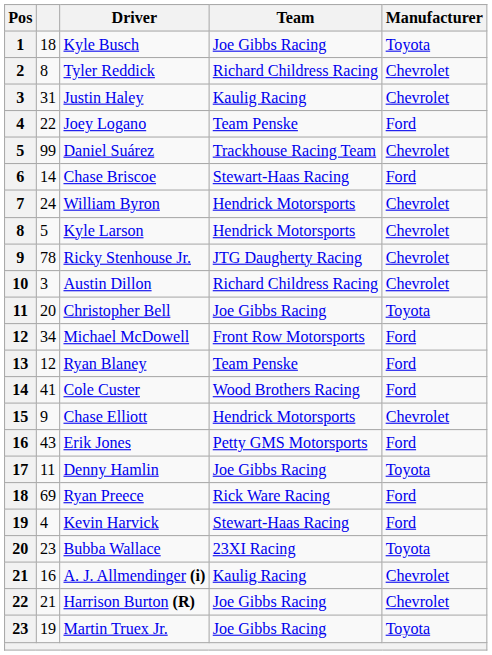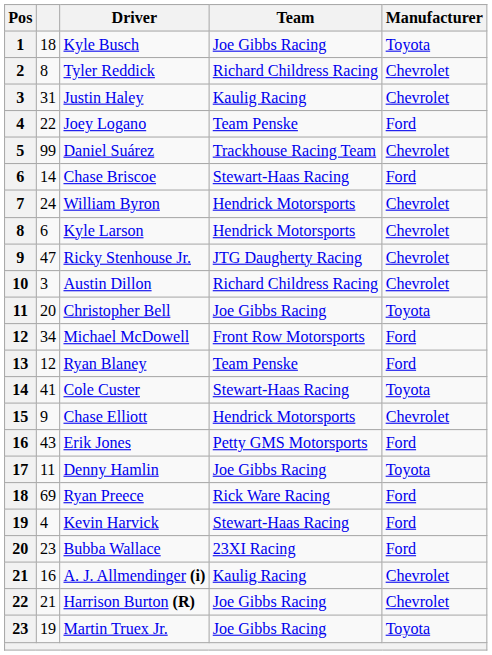(44, 230) 5 -> (44, 230) 6
(48, 257) 78 -> (48, 257) 47
(286, 389) Wood Brothers Racing -> (281, 389) Stewart-Haas Racing
(401, 389) Ford -> (408, 389) Toyota
(408, 549) Toyota -> (401, 549) Ford
